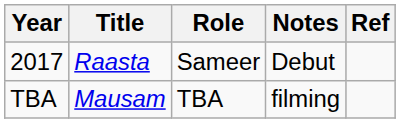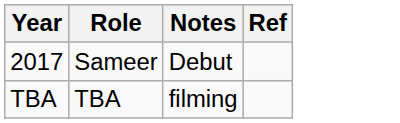- column: (120, 23)
